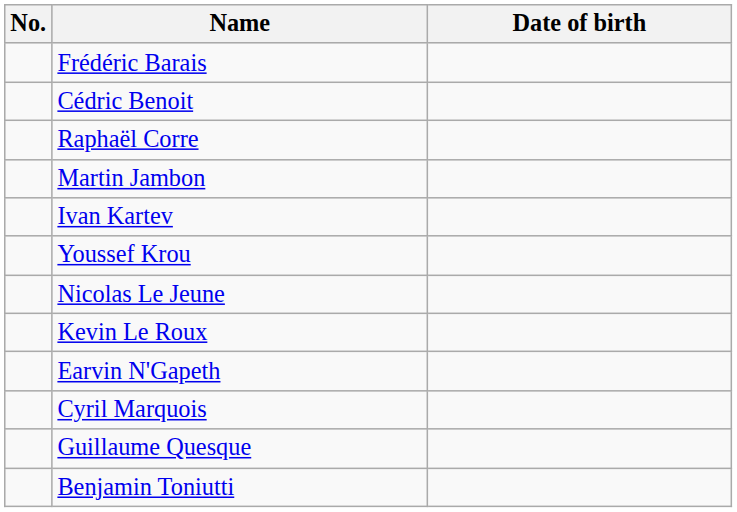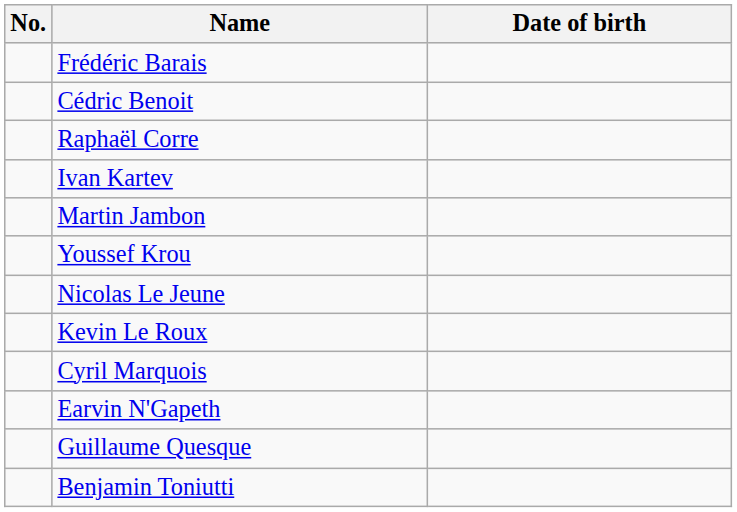rows swapped: (131, 178) <-> (115, 216)
rows swapped: (132, 409) <-> (139, 370)
